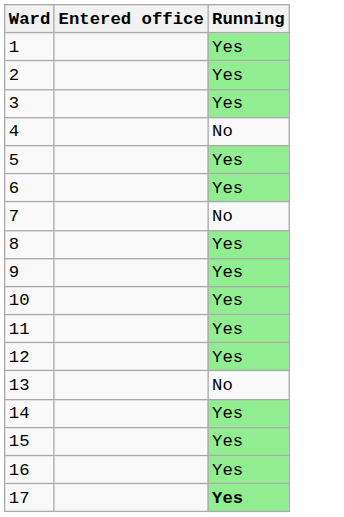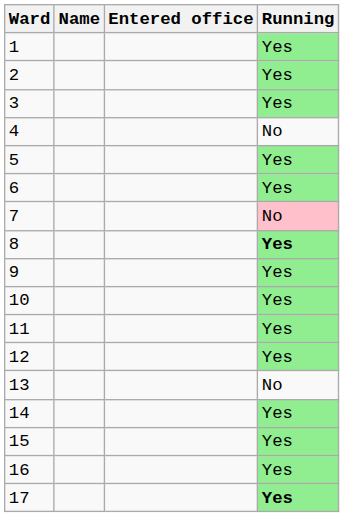+ column: (79, 19)
(222, 216) no background -> (272, 216) pink background
(228, 244) normal -> (277, 244) bold
